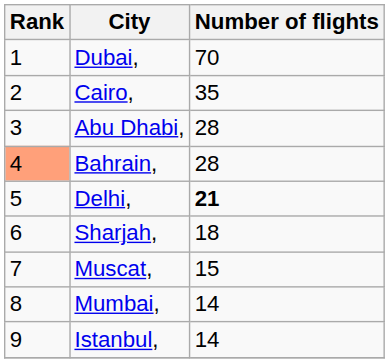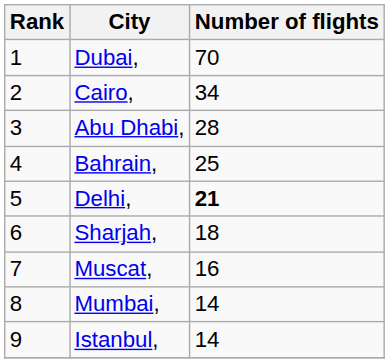(207, 92) 35 -> (207, 92) 34
(16, 163) lightsalmon background -> (16, 163) no background
(207, 163) 28 -> (207, 163) 25
(207, 269) 15 -> (207, 269) 16
